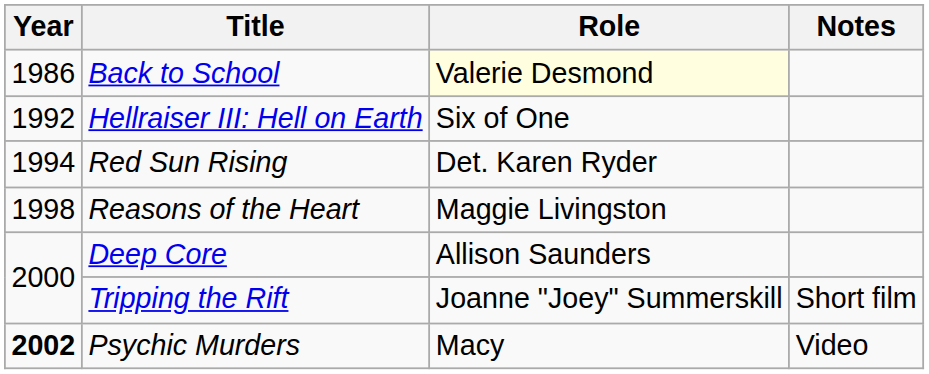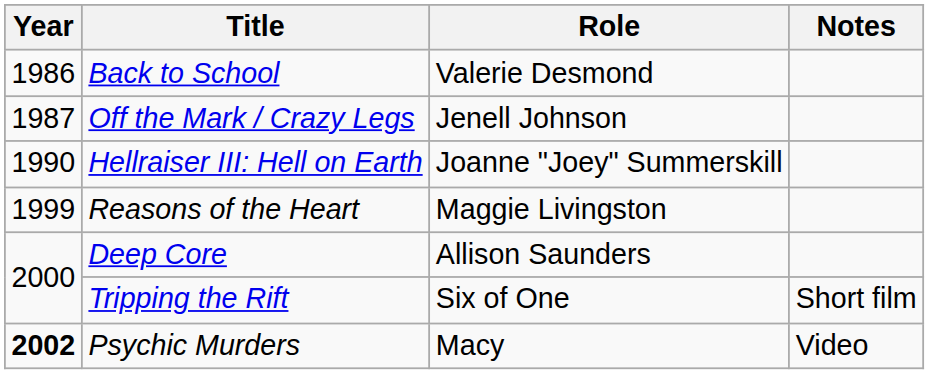(545, 72) lightyellow background -> (545, 72) no background
+ row: (252, 118)
(43, 118) 1992 -> (43, 163) 1990
(503, 118) Six of One -> (609, 163) Joanne "Joey" Summerskill
- row: (188, 163)
(43, 208) 1998 -> (43, 208) 1999
(609, 299) Joanne "Joey" Summerskill -> (503, 299) Six of One
